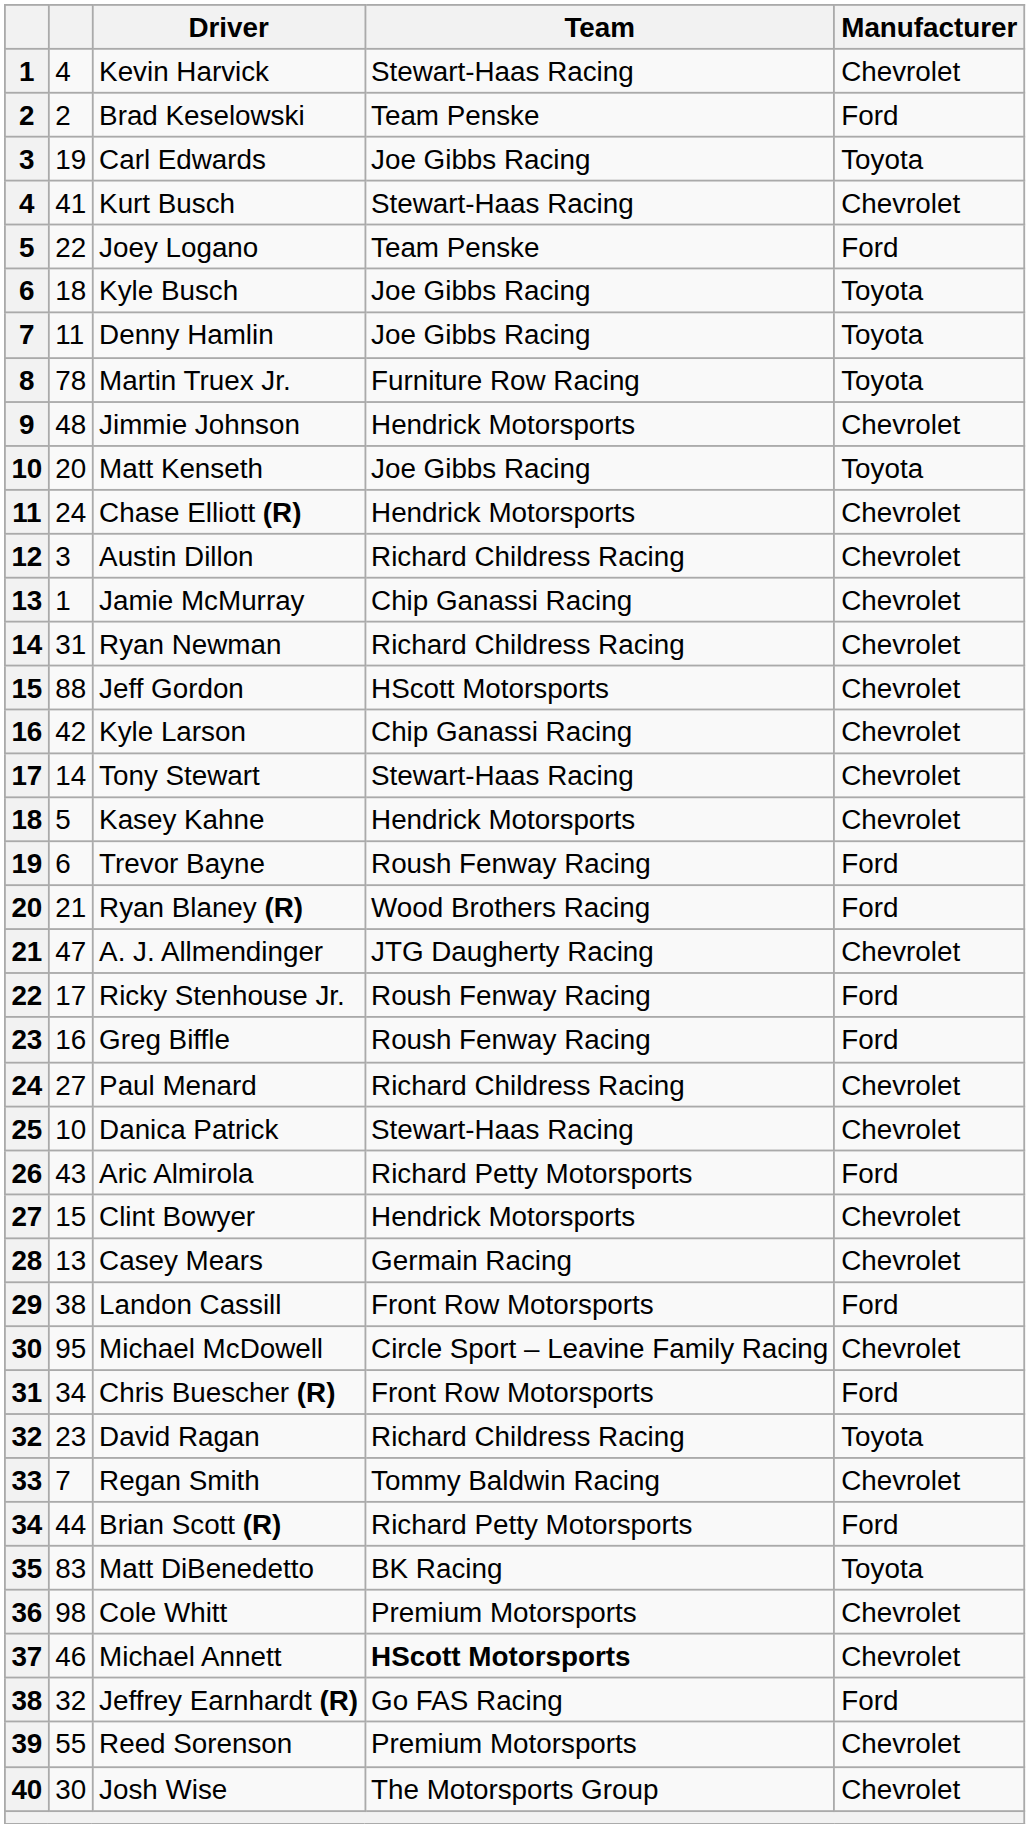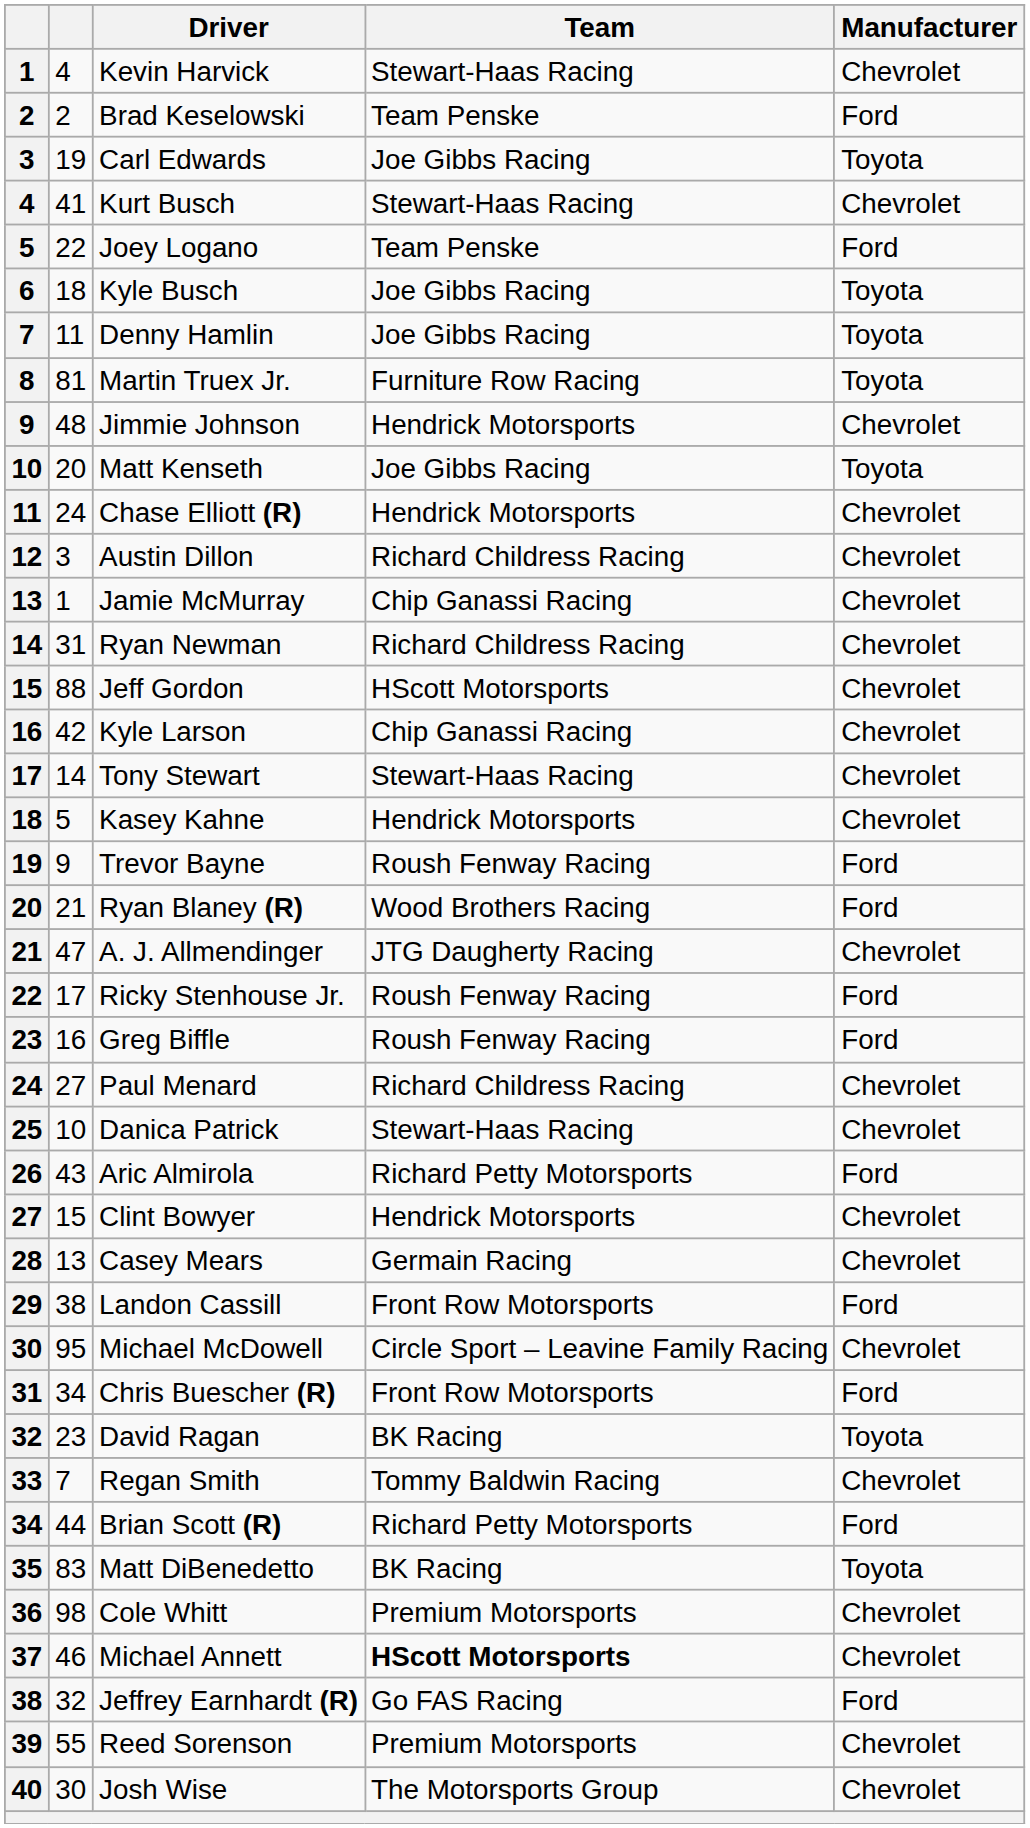(71, 379) 78 -> (71, 379) 81
(63, 864) 6 -> (63, 864) 9
(528, 1436) Richard Childress Racing -> (437, 1436) BK Racing
